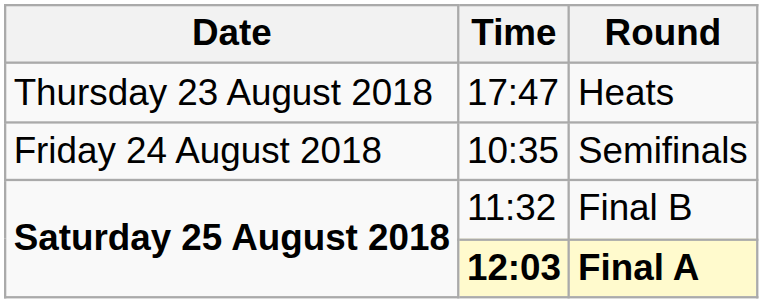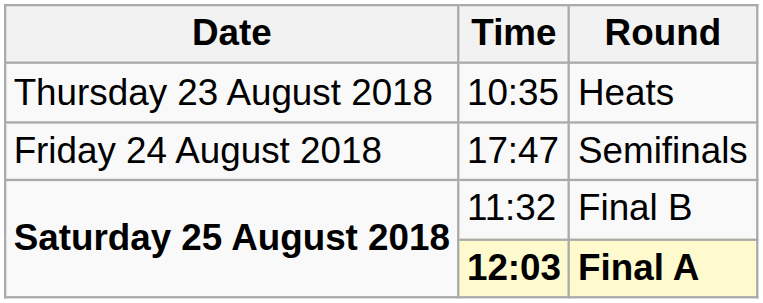(513, 92) 17:47 -> (513, 92) 10:35
(513, 150) 10:35 -> (513, 150) 17:47
